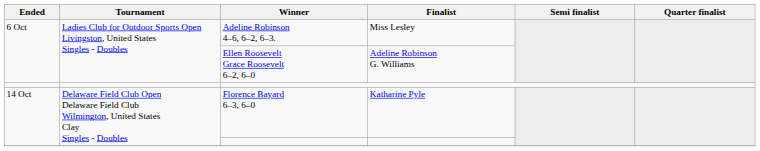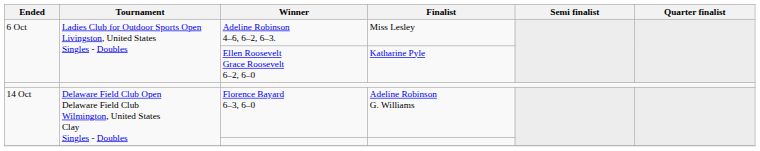(403, 58) Adeline Robinson G. Williams -> (397, 53) Katharine Pyle
(397, 94) Katharine Pyle -> (403, 99) Adeline Robinson G. Williams
